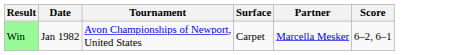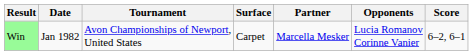+ column: (388, 13)
